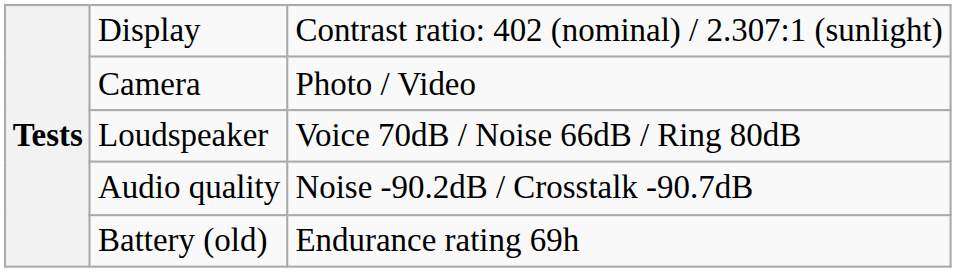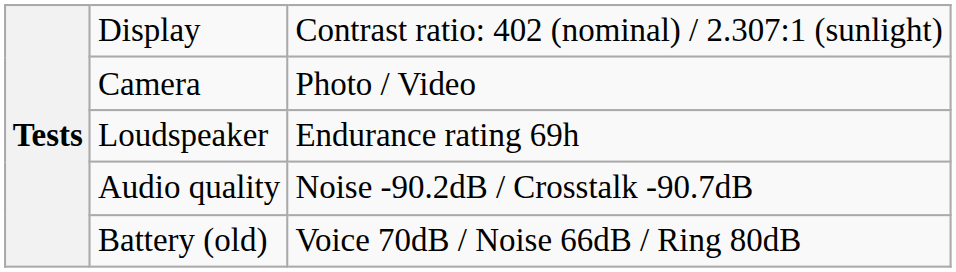(548, 135) Voice 70dB / Noise 66dB / Ring 80dB -> (437, 135) Endurance rating 69h
(437, 239) Endurance rating 69h -> (548, 239) Voice 70dB / Noise 66dB / Ring 80dB
